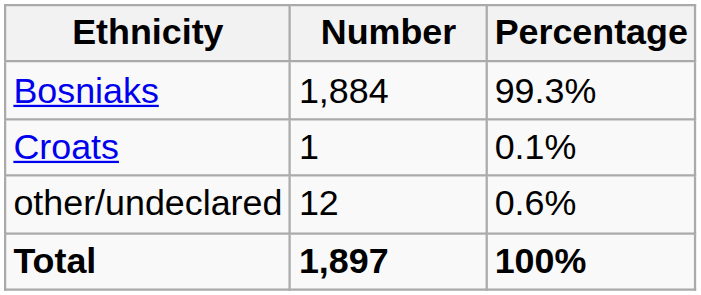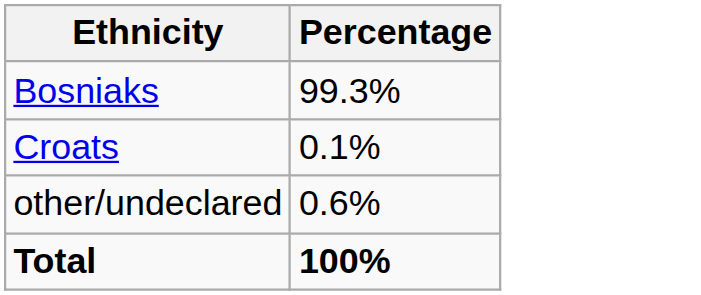- column: (388, 32)
